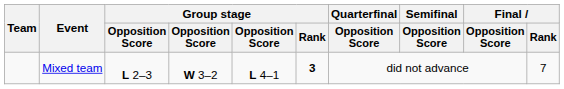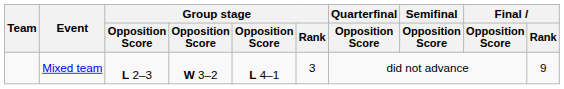(312, 68) bold -> (312, 68) normal
(543, 68) 7 -> (543, 68) 9
